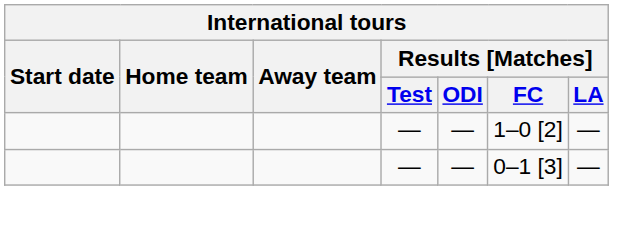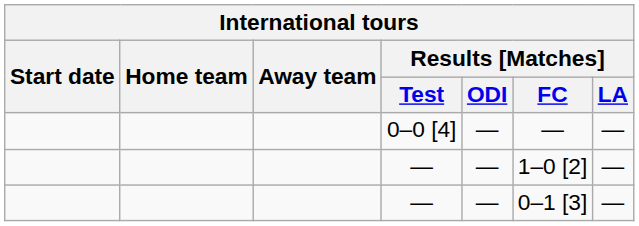+ row: (62, 131)
